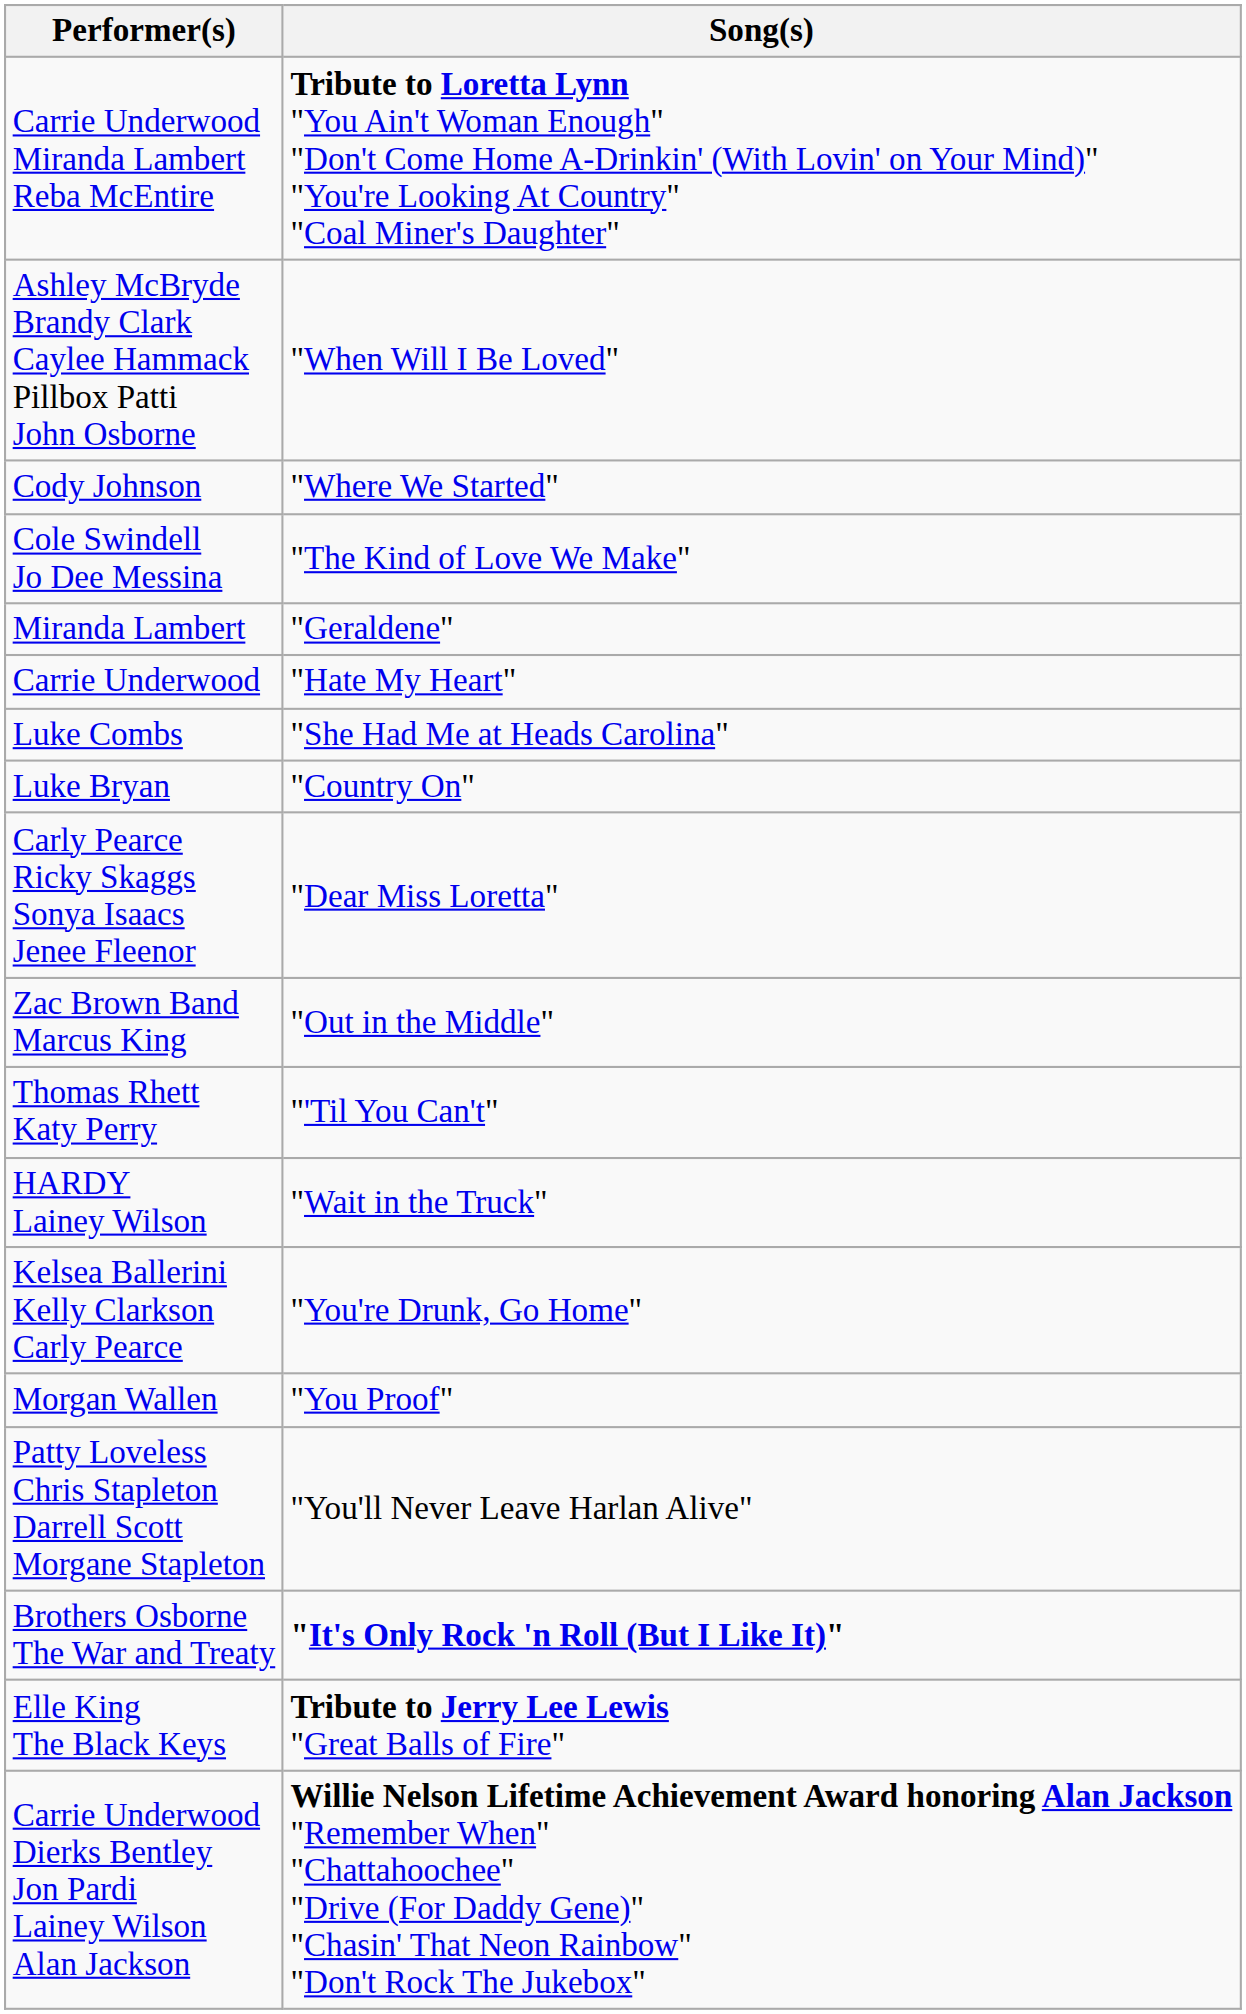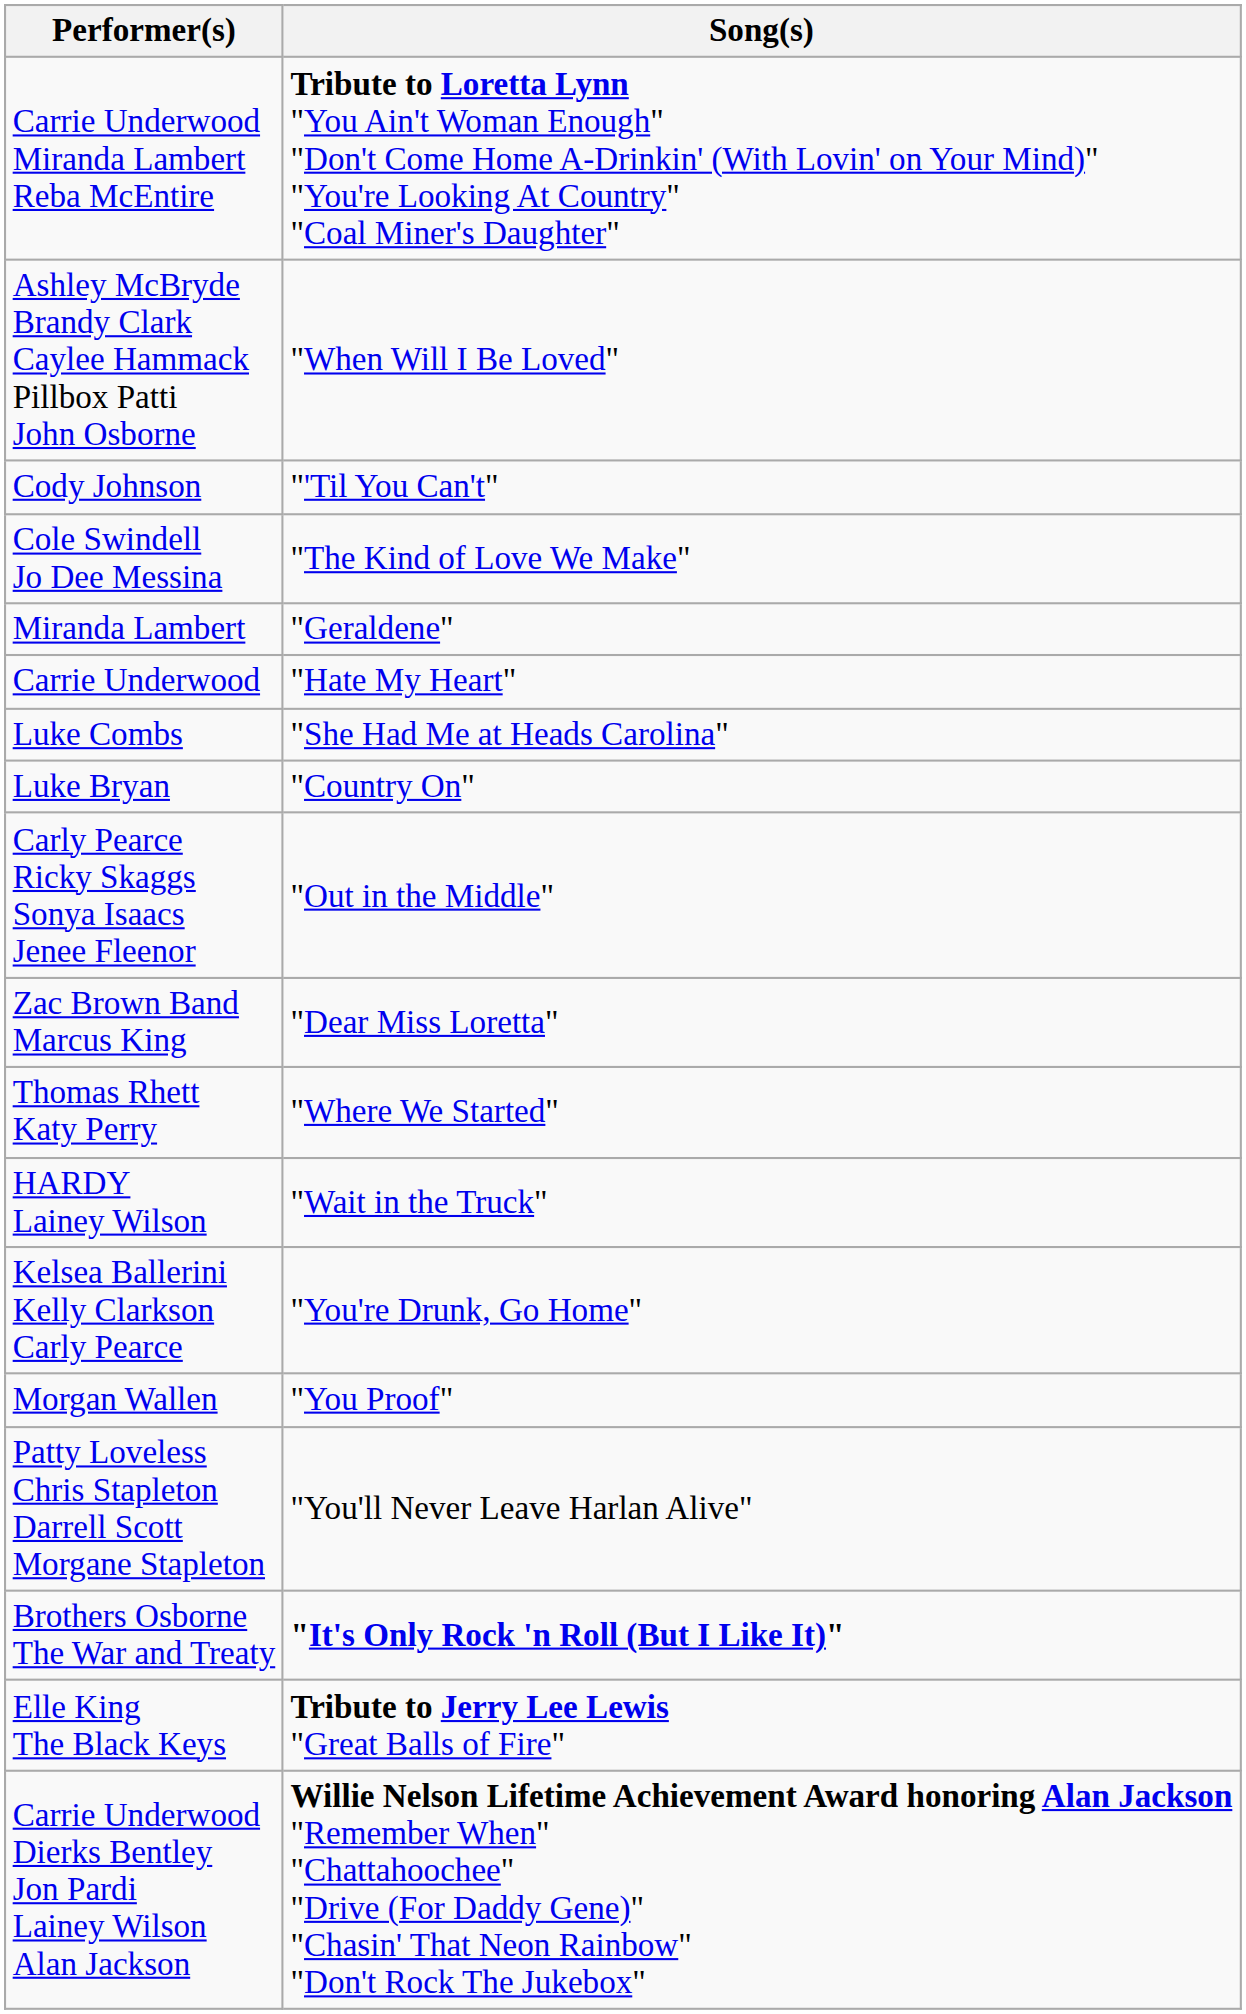(425, 486) "Where We Started" -> (395, 486) "'Til You Can't"
(425, 894) "Dear Miss Loretta" -> (422, 894) "Out in the Middle"
(422, 1021) "Out in the Middle" -> (425, 1021) "Dear Miss Loretta"
(395, 1111) "'Til You Can't" -> (425, 1111) "Where We Started"
